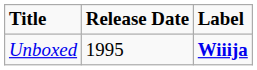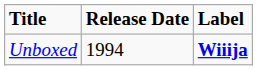(105, 49) 1995 -> (105, 49) 1994
